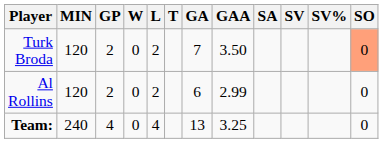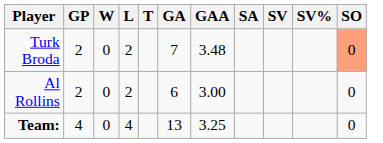- column: (76, 16)
(233, 50) 3.50 -> (212, 50) 3.48
(233, 92) 2.99 -> (212, 92) 3.00
